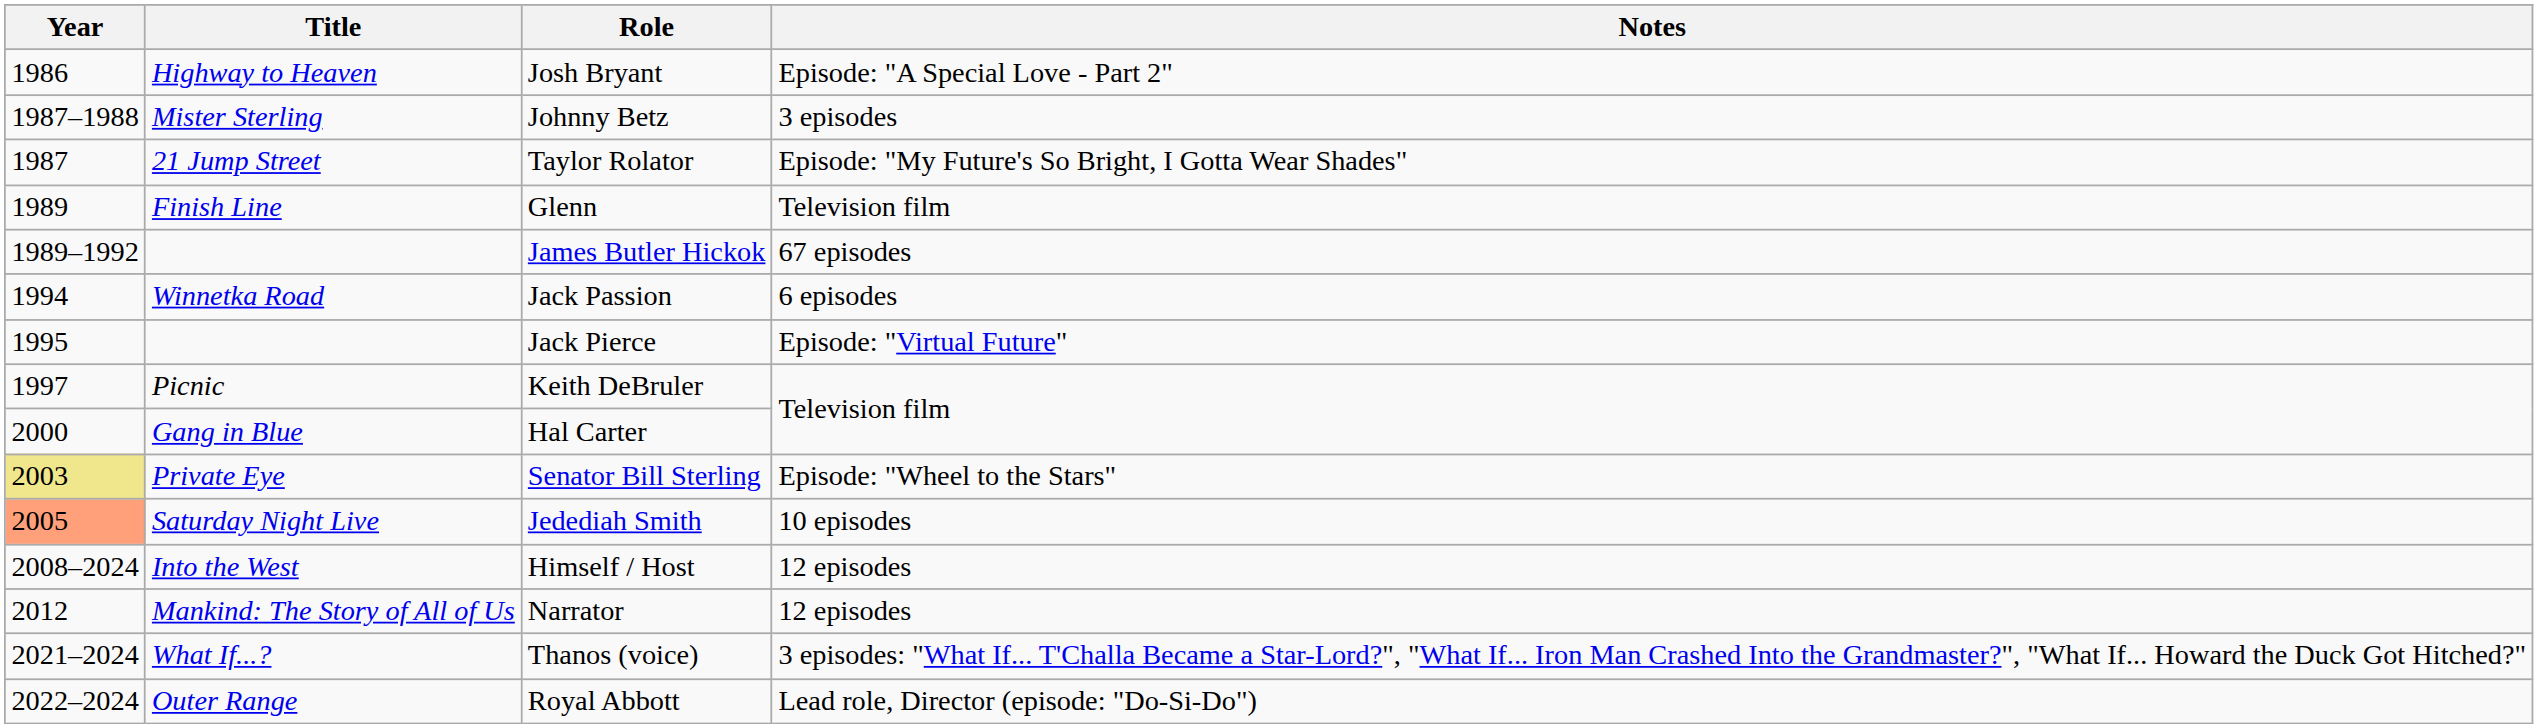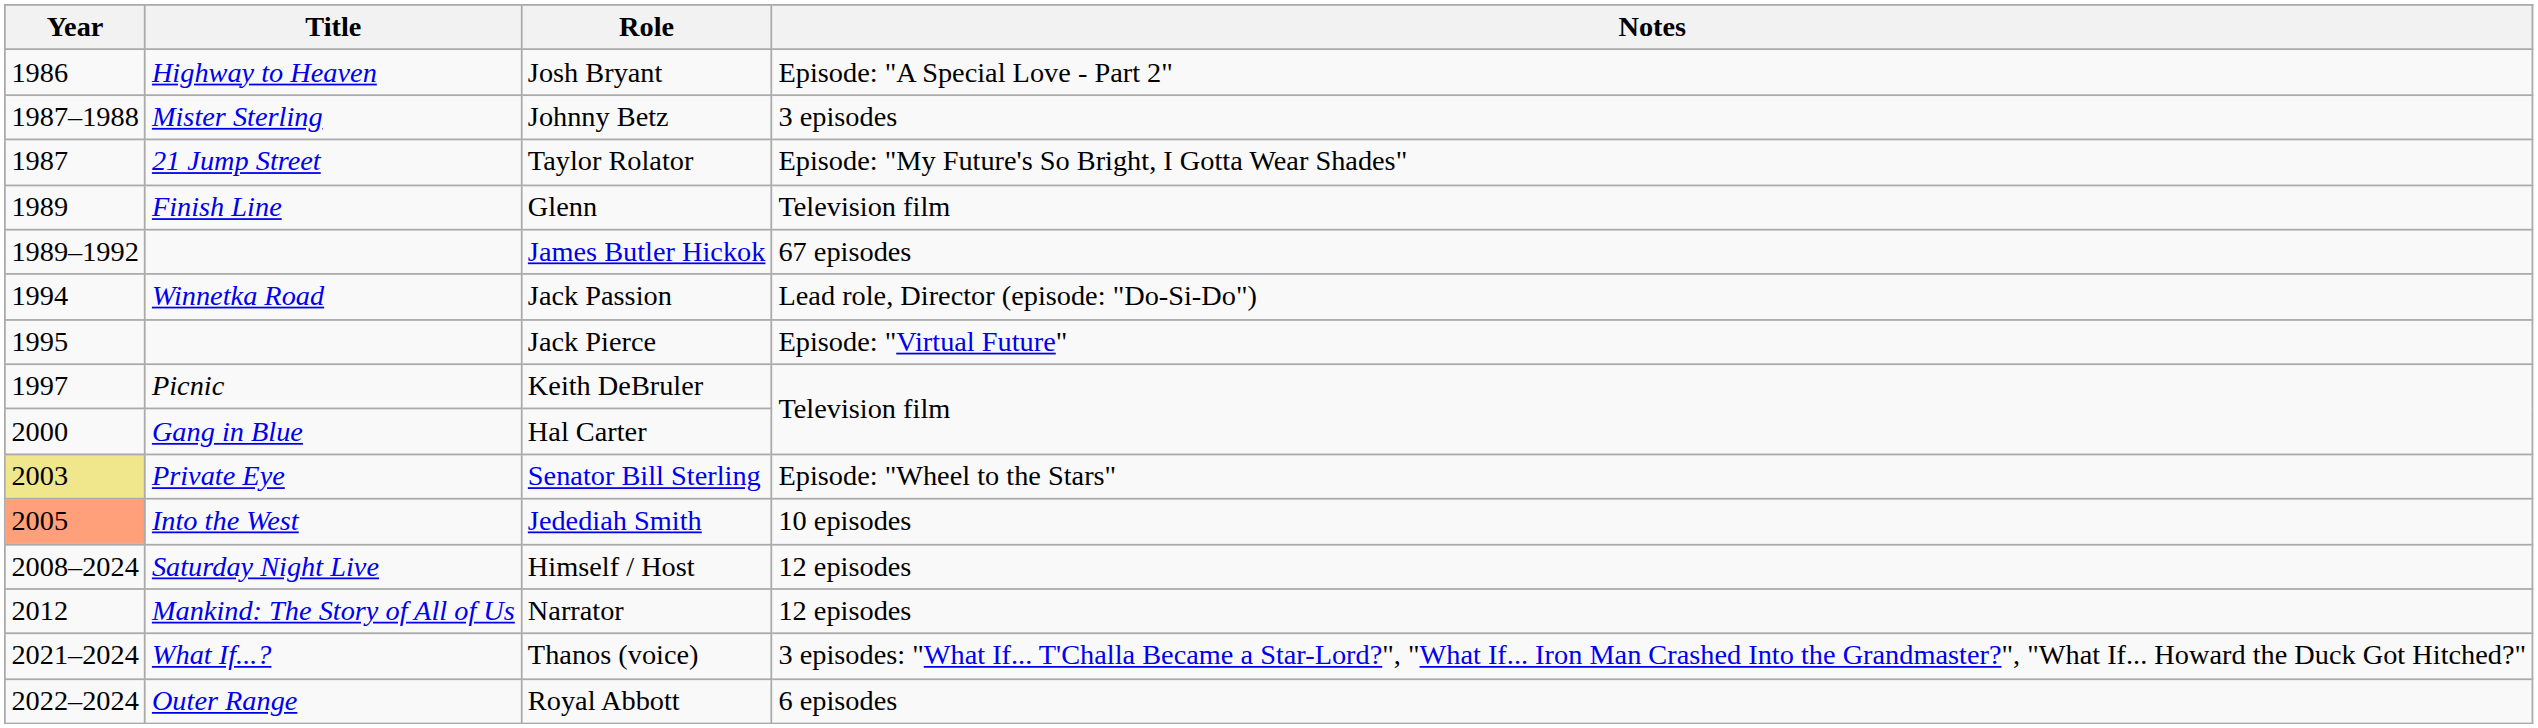(838, 296) 6 episodes -> (1018, 296) Lead role, Director (episode: "Do-Si-Do")
(265, 521) Saturday Night Live -> (225, 521) Into the West
(225, 565) Into the West -> (265, 565) Saturday Night Live
(1018, 700) Lead role, Director (episode: "Do-Si-Do") -> (838, 700) 6 episodes
